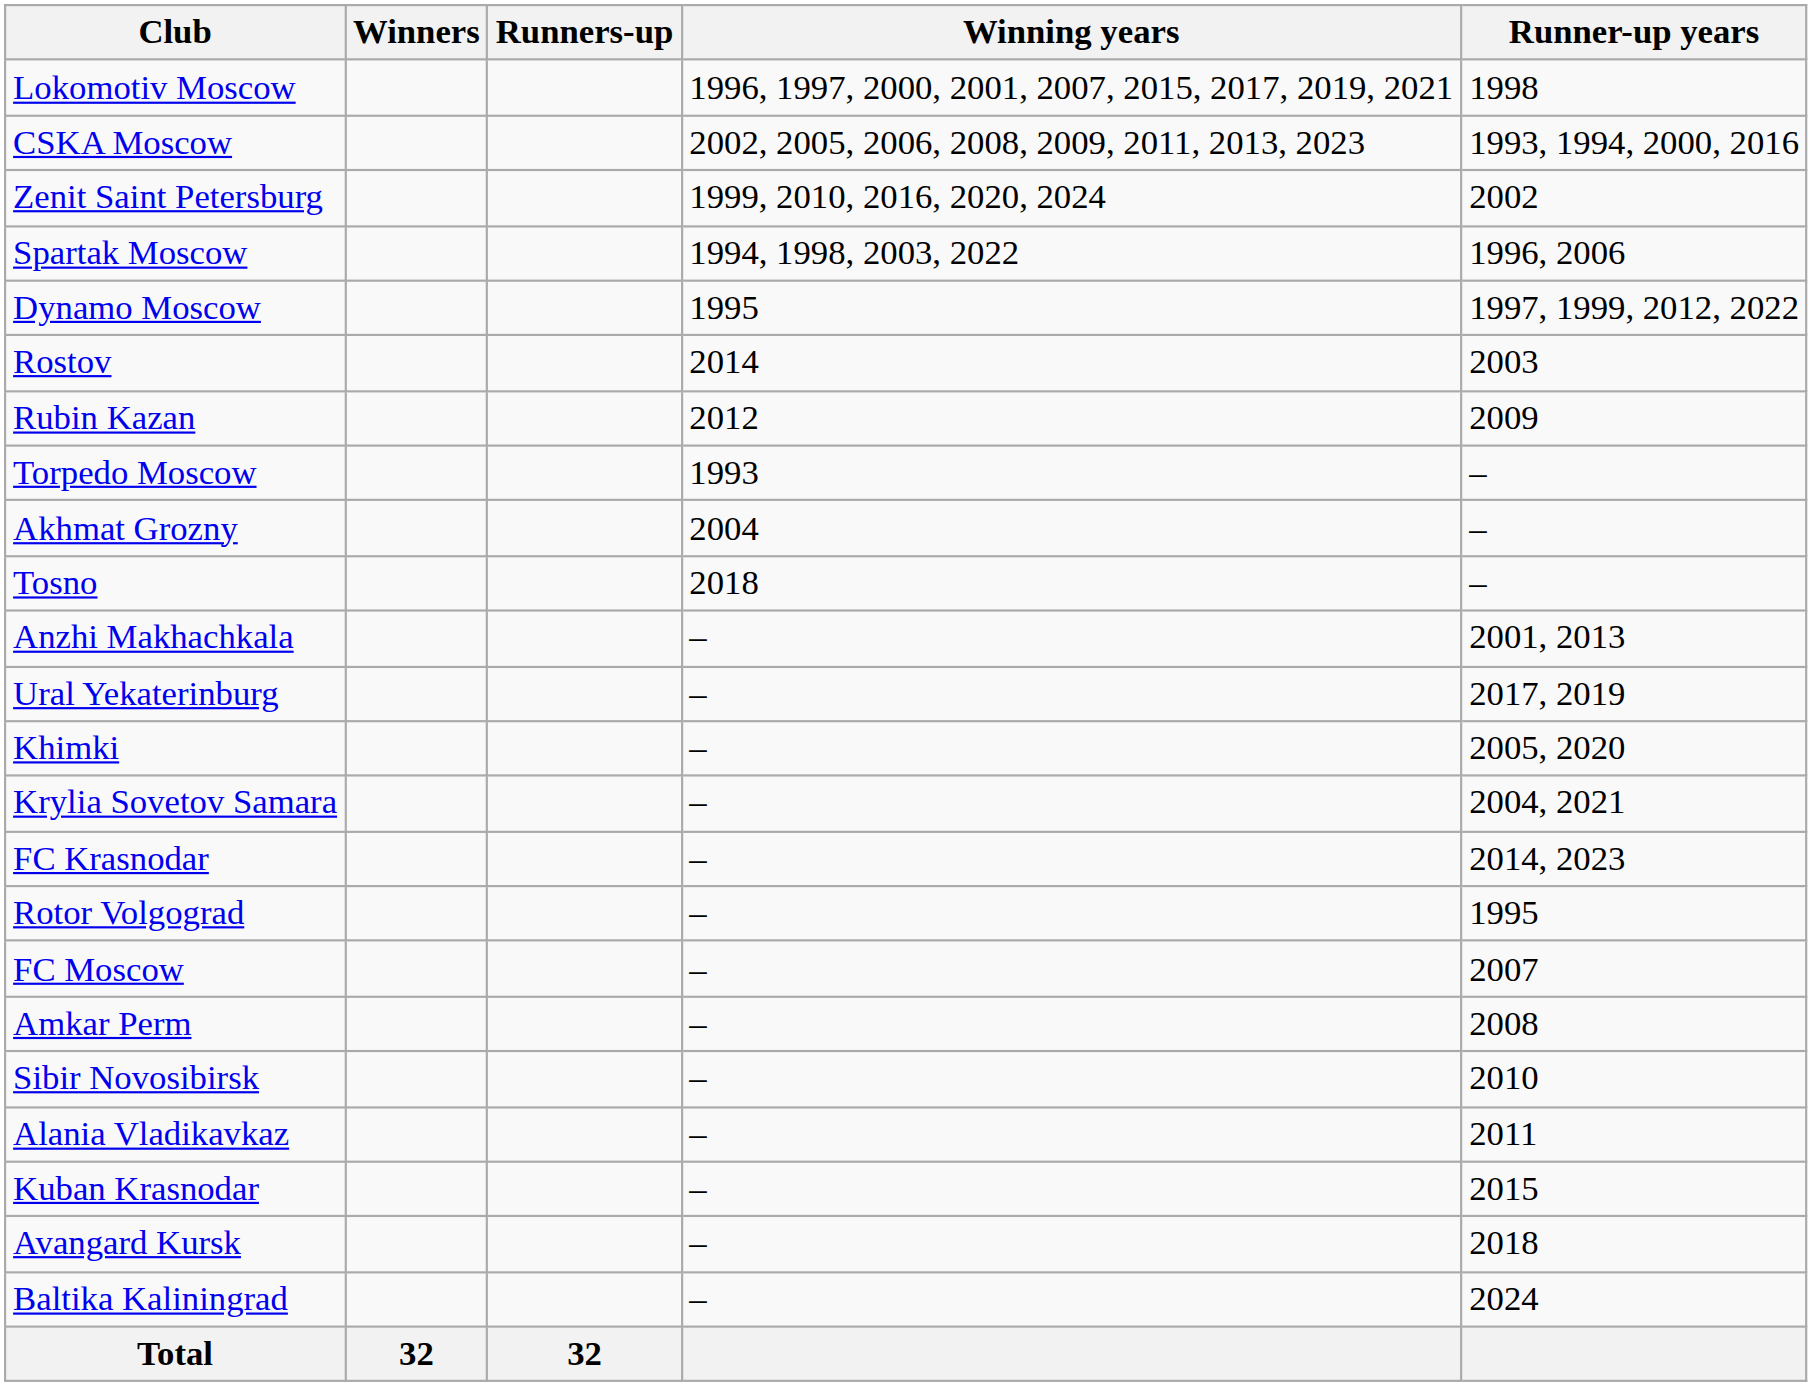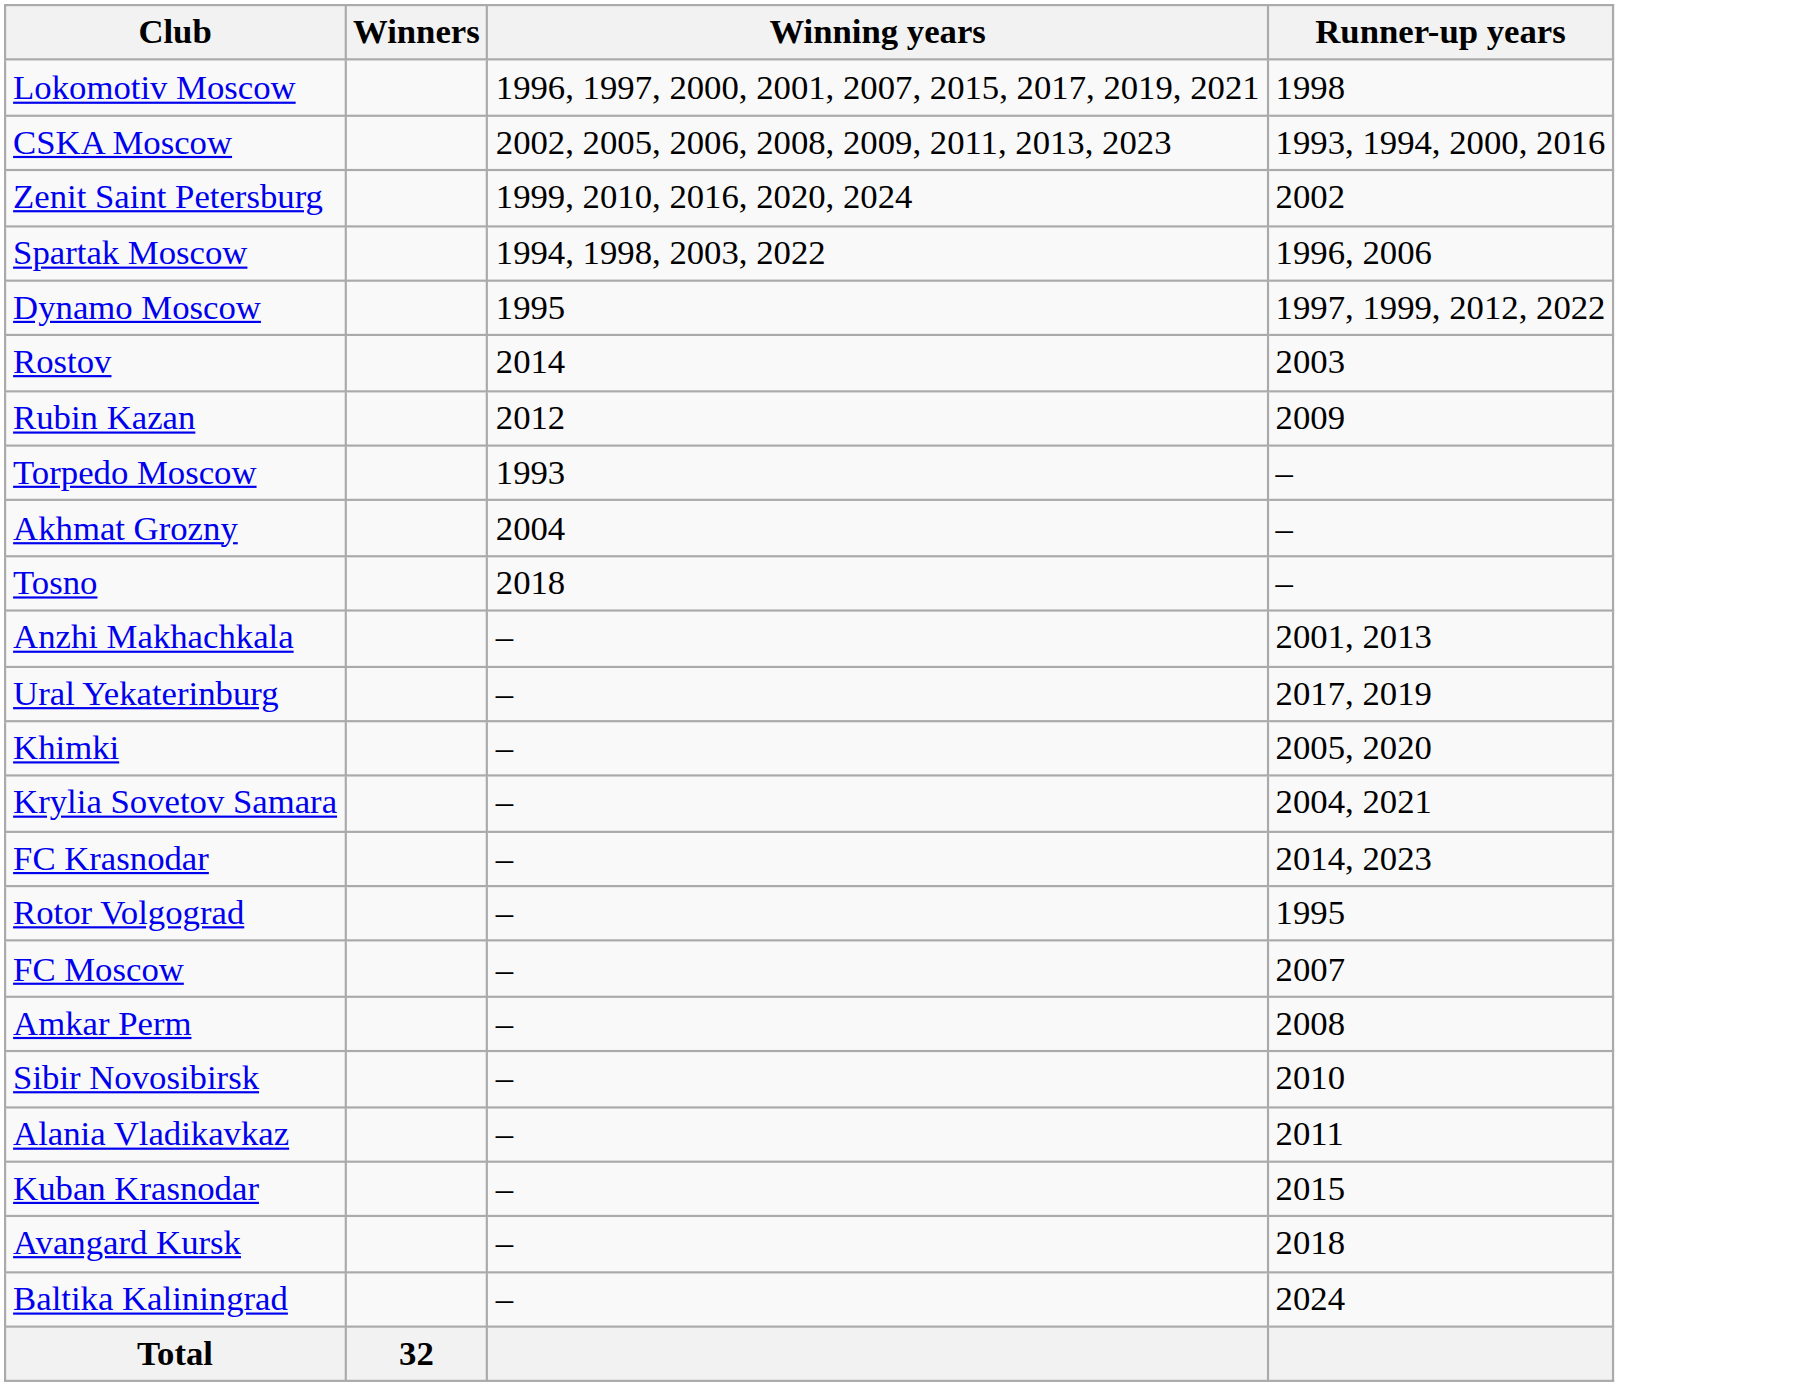- column: (585, 32)
